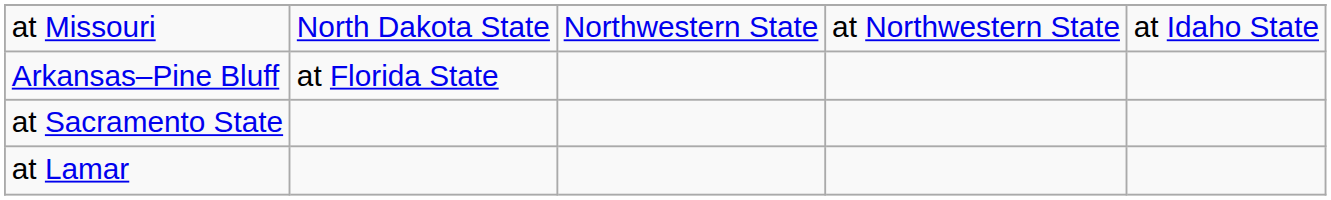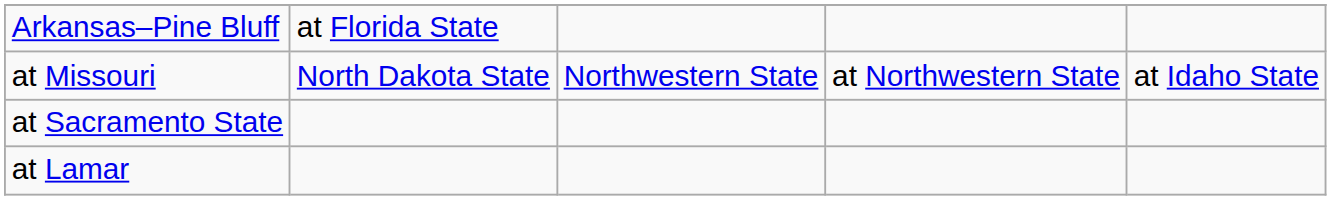rows swapped: (84, 28) <-> (146, 75)
